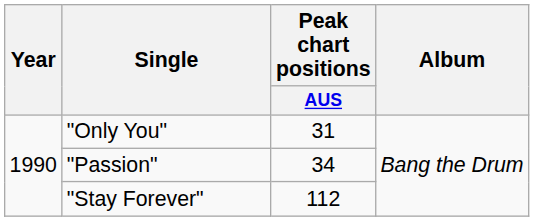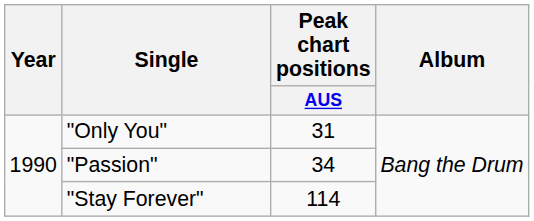(323, 198) 112 -> (323, 198) 114
